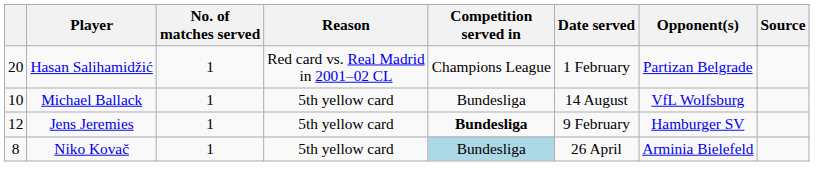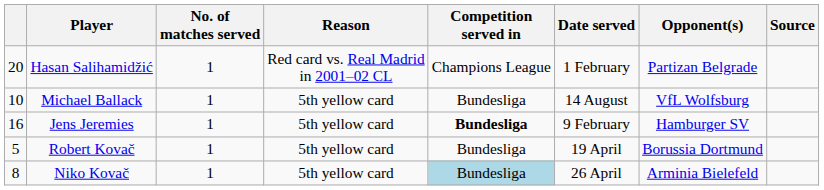(16, 124) 12 -> (16, 124) 16
+ row: (92, 148)
